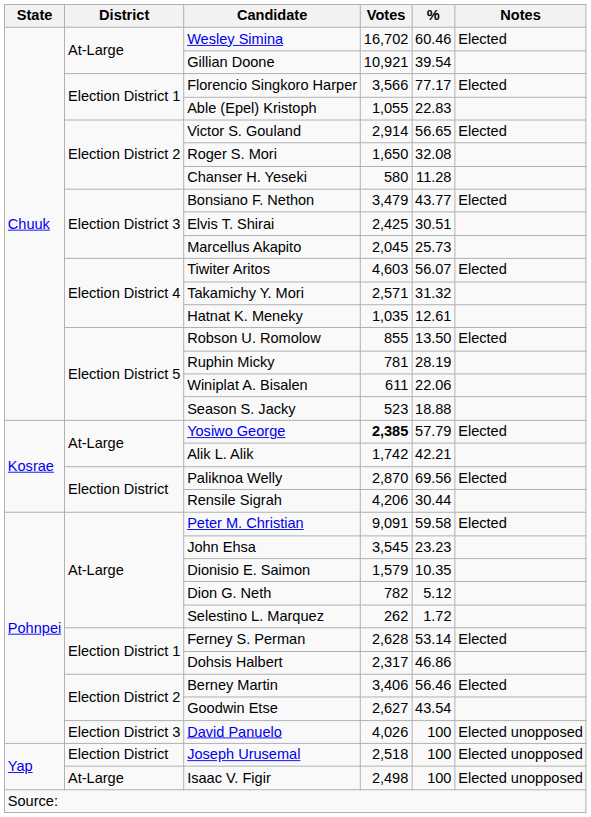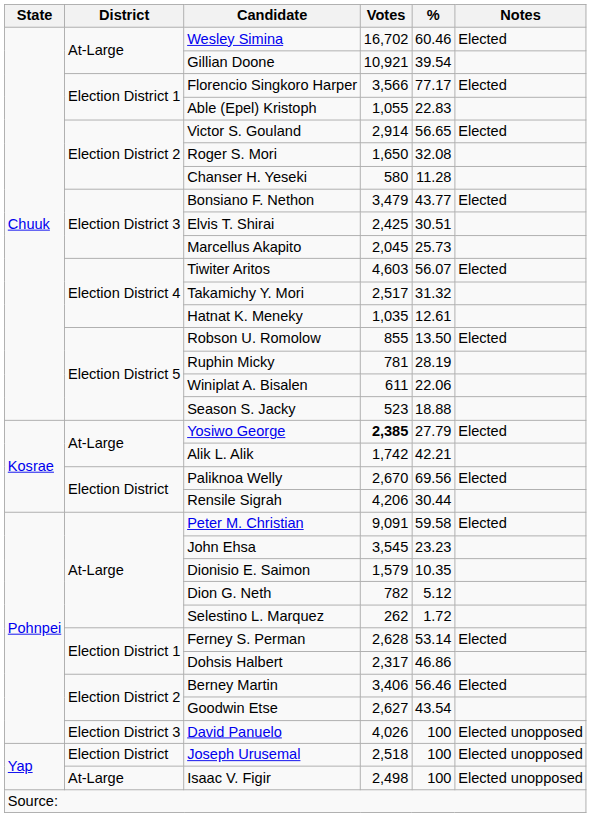(390, 293) 2,571 -> (390, 293) 2,517
(433, 431) 57.79 -> (433, 431) 27.79
(390, 477) 2,870 -> (390, 477) 2,670
